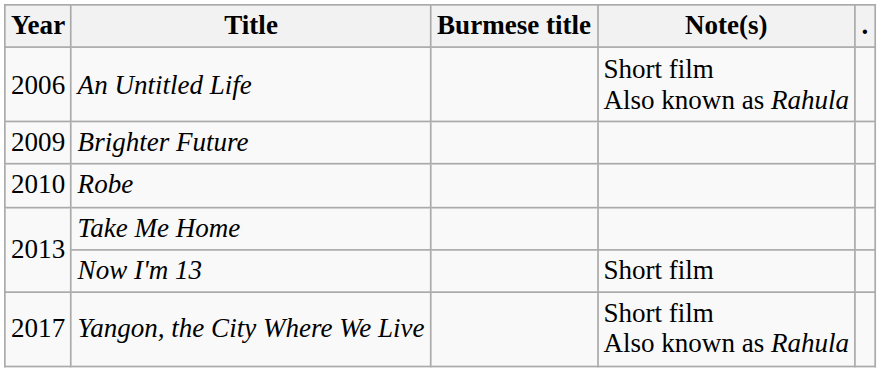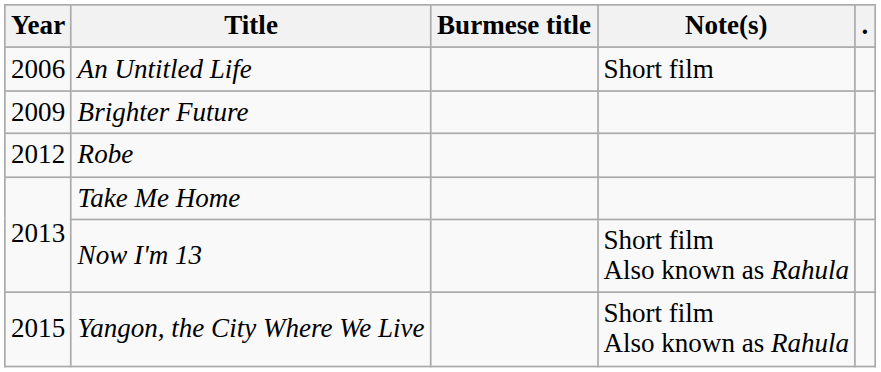(726, 84) Short film Also known as Rahula -> (659, 68) Short film
(38, 185) 2010 -> (38, 154) 2012
(659, 270) Short film -> (726, 255) Short film Also known as Rahula
(38, 328) 2017 -> (38, 328) 2015
